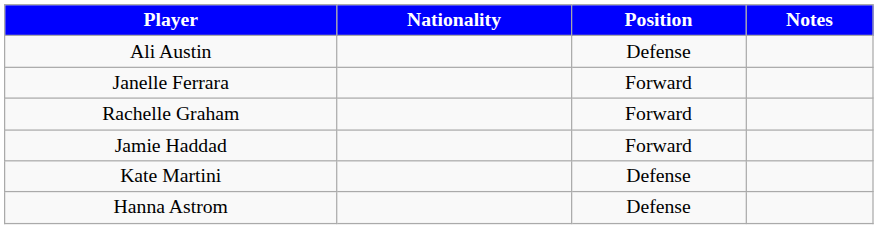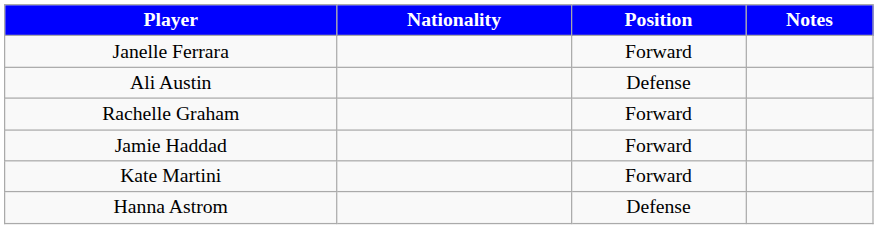rows swapped: (171, 51) <-> (171, 82)
(658, 176) Defense -> (658, 176) Forward
